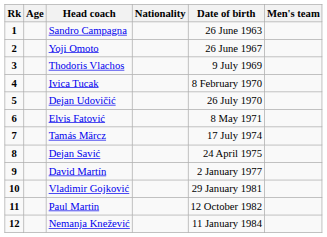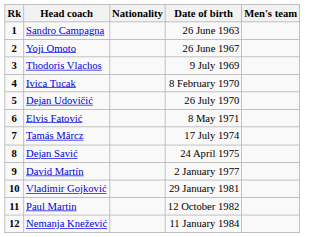- column: (35, 13)
